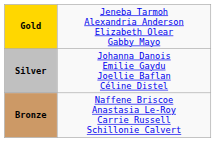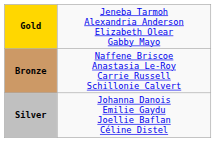rows swapped: (31, 71) <-> (31, 115)
